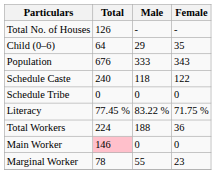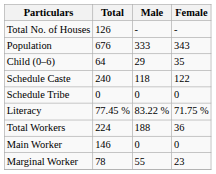rows swapped: (29, 62) <-> (31, 45)
(103, 144) pink background -> (103, 144) no background
